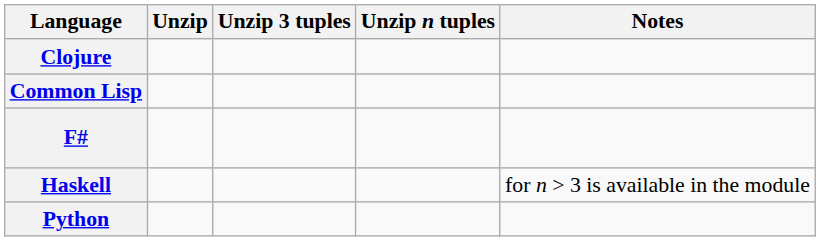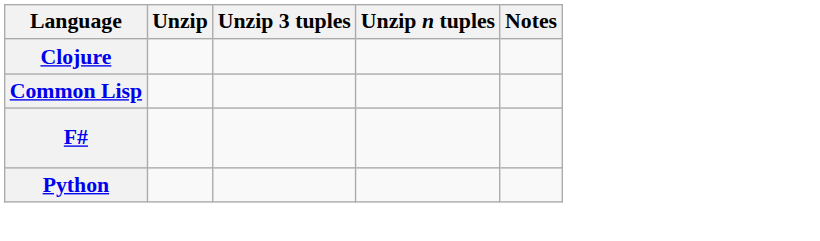- row: (76, 184)
